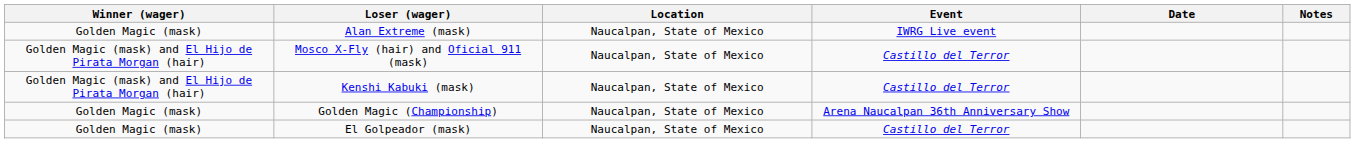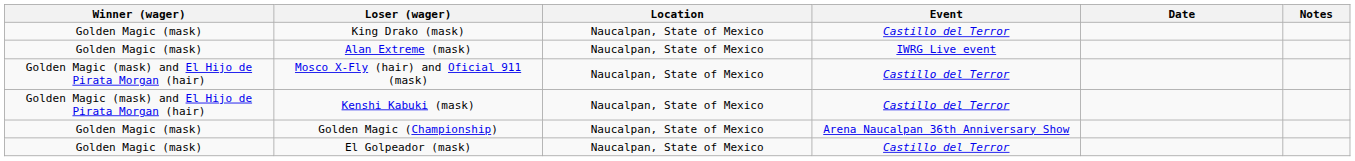+ row: (408, 31)
